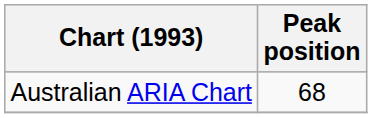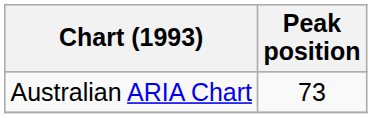(312, 91) 68 -> (312, 91) 73
